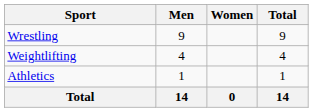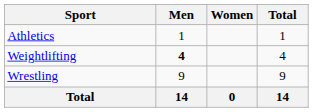rows swapped: (31, 76) <-> (33, 35)
(181, 55) normal -> (181, 55) bold
